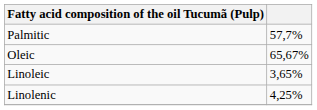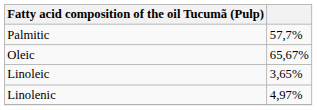(286, 94) 4,25% -> (286, 94) 4,97%
